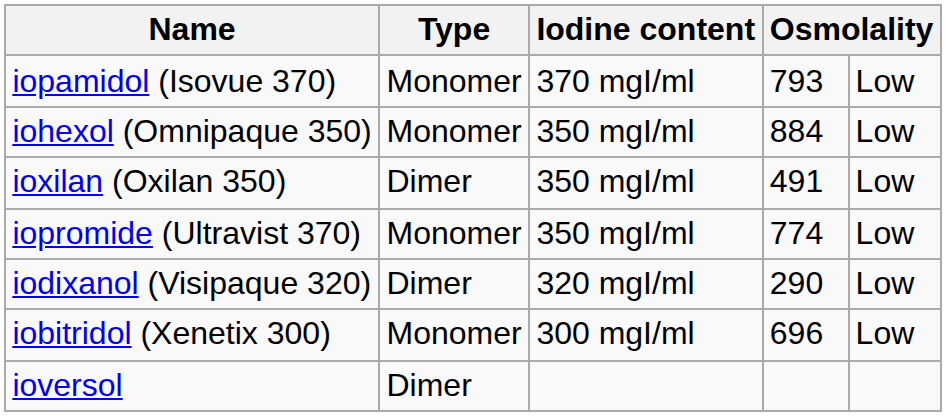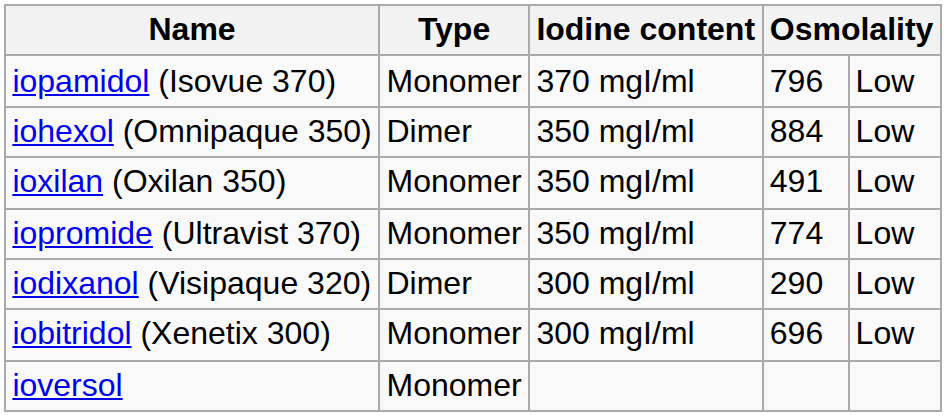(796, 80) 793 -> (796, 80) 796
(454, 131) Monomer -> (429, 131) Dimer
(429, 182) Dimer -> (454, 182) Monomer
(616, 283) 320 mgI/ml -> (616, 283) 300 mgI/ml
(429, 385) Dimer -> (454, 385) Monomer
